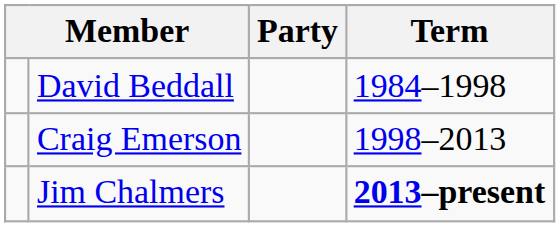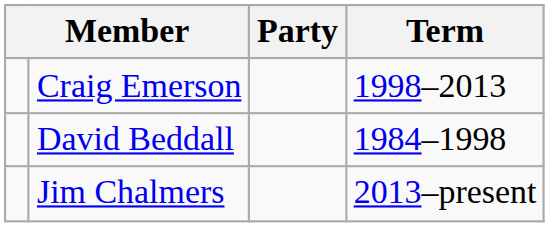rows swapped: (135, 85) <-> (139, 138)
(449, 192) bold -> (445, 192) normal
